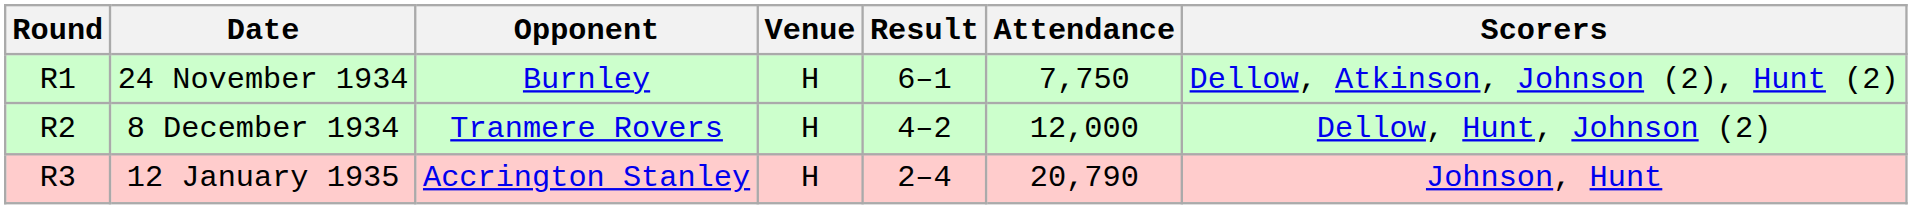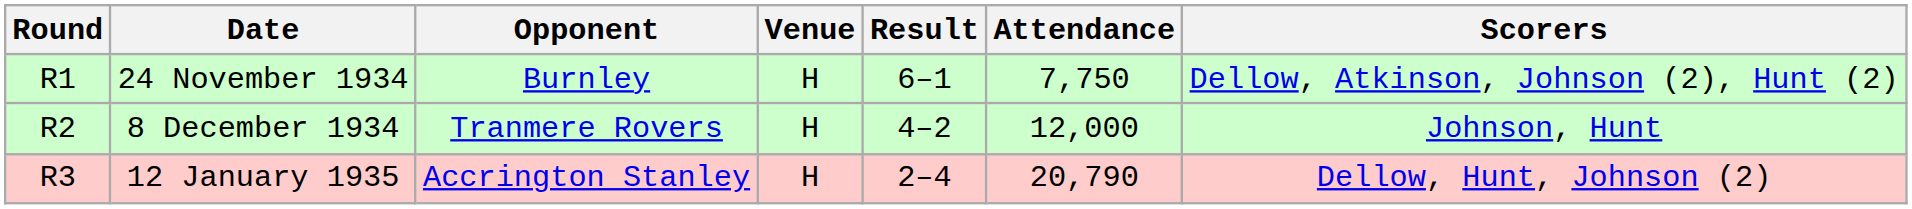(1544, 129) Dellow, Hunt, Johnson (2) -> (1544, 129) Johnson, Hunt
(1544, 178) Johnson, Hunt -> (1544, 178) Dellow, Hunt, Johnson (2)
